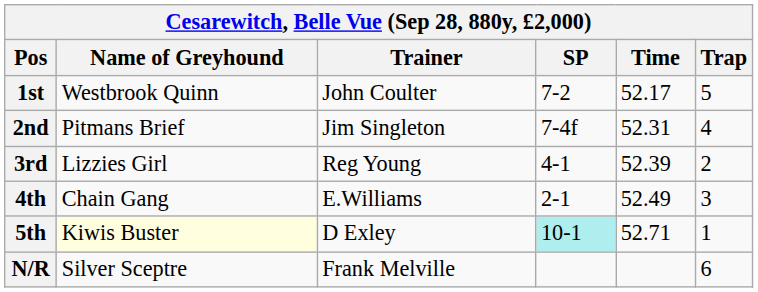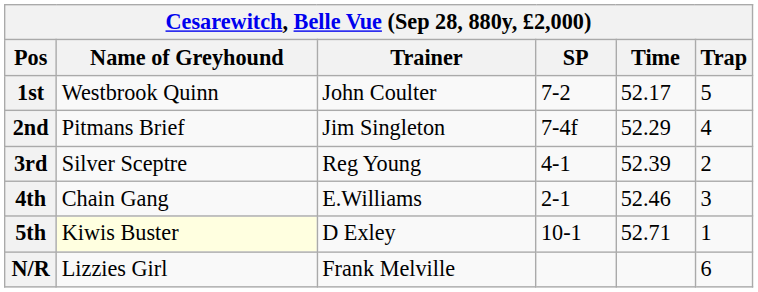(646, 127) 52.31 -> (646, 127) 52.29
(115, 163) Lizzies Girl -> (124, 163) Silver Sceptre
(646, 198) 52.49 -> (646, 198) 52.46
(561, 233) paleturquoise background -> (561, 233) no background
(124, 269) Silver Sceptre -> (115, 269) Lizzies Girl
